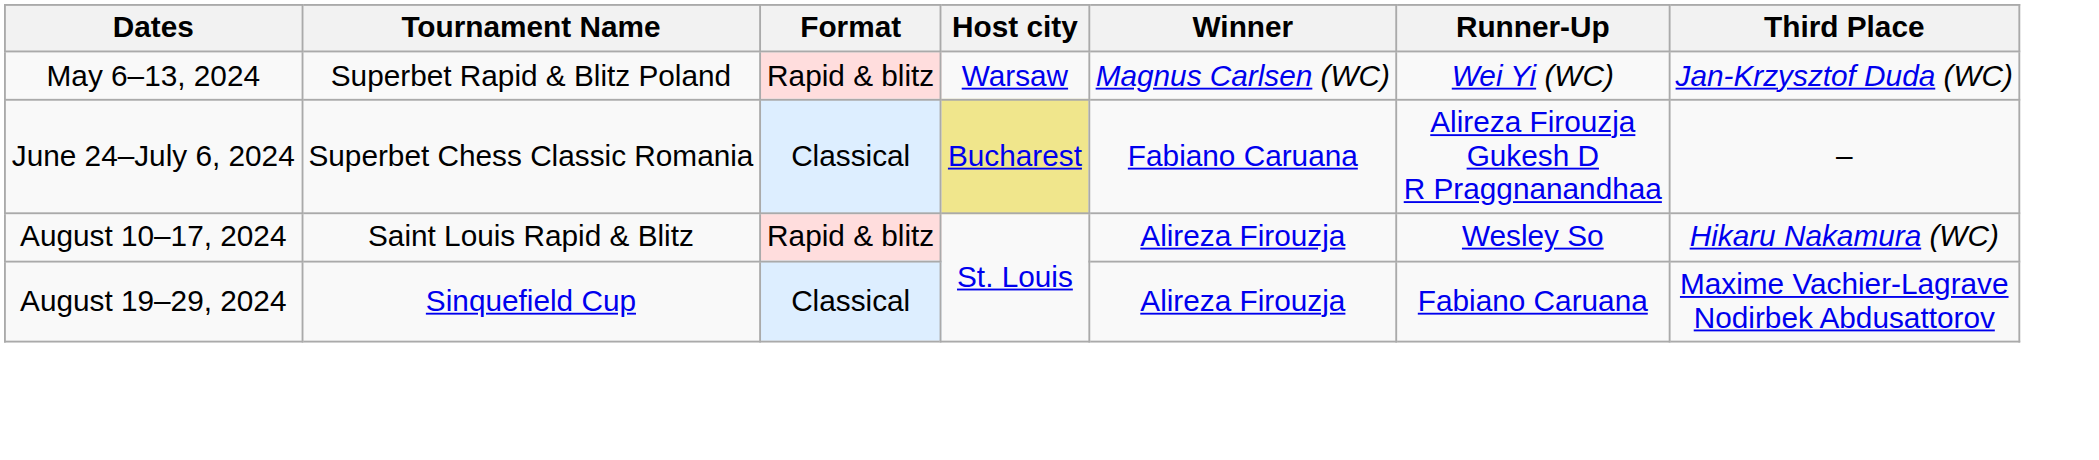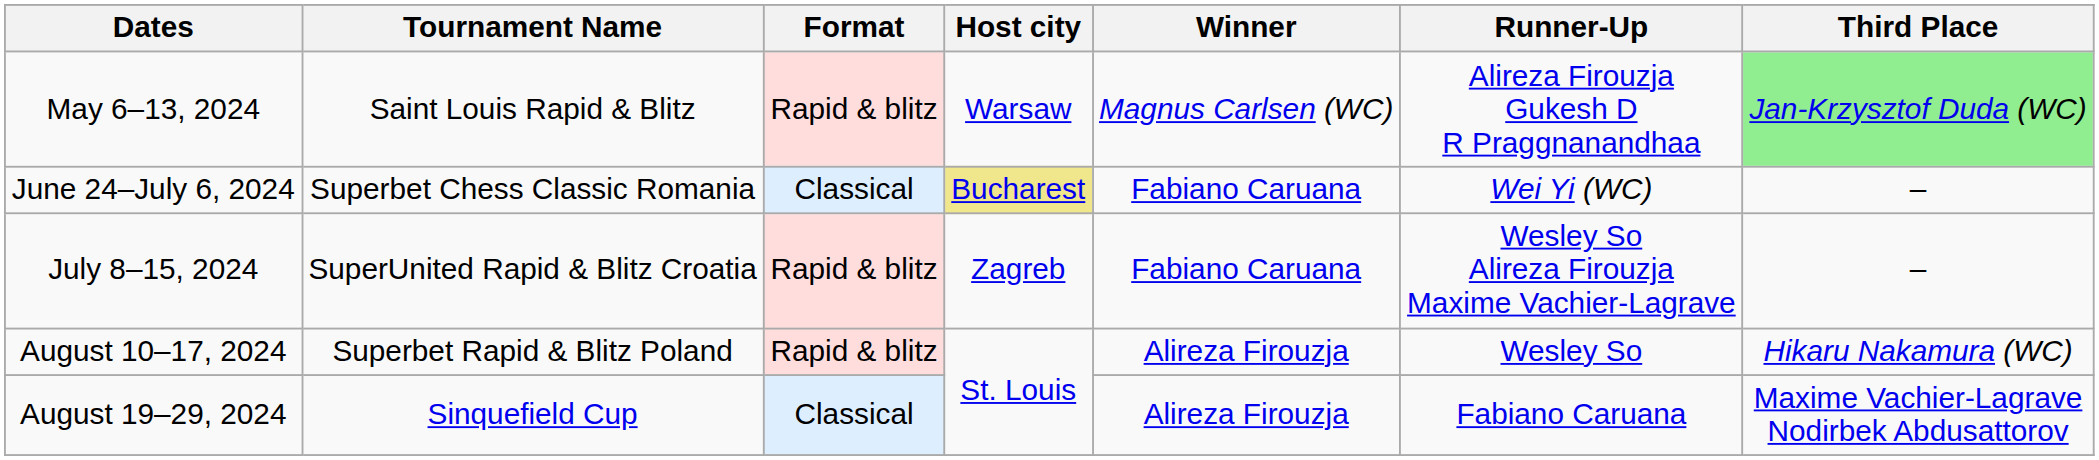(531, 75) Superbet Rapid & Blitz Poland -> (533, 108) Saint Louis Rapid & Blitz
(1533, 75) Wei Yi (WC) -> (1571, 108) Alireza Firouzja Gukesh D R Praggnanandhaa
(1844, 75) no background -> (1918, 108) lightgreen background
(1533, 155) Alireza Firouzja Gukesh D R Praggnanandhaa -> (1571, 189) Wei Yi (WC)
+ row: (153, 270)
(531, 236) Saint Louis Rapid & Blitz -> (533, 350) Superbet Rapid & Blitz Poland
